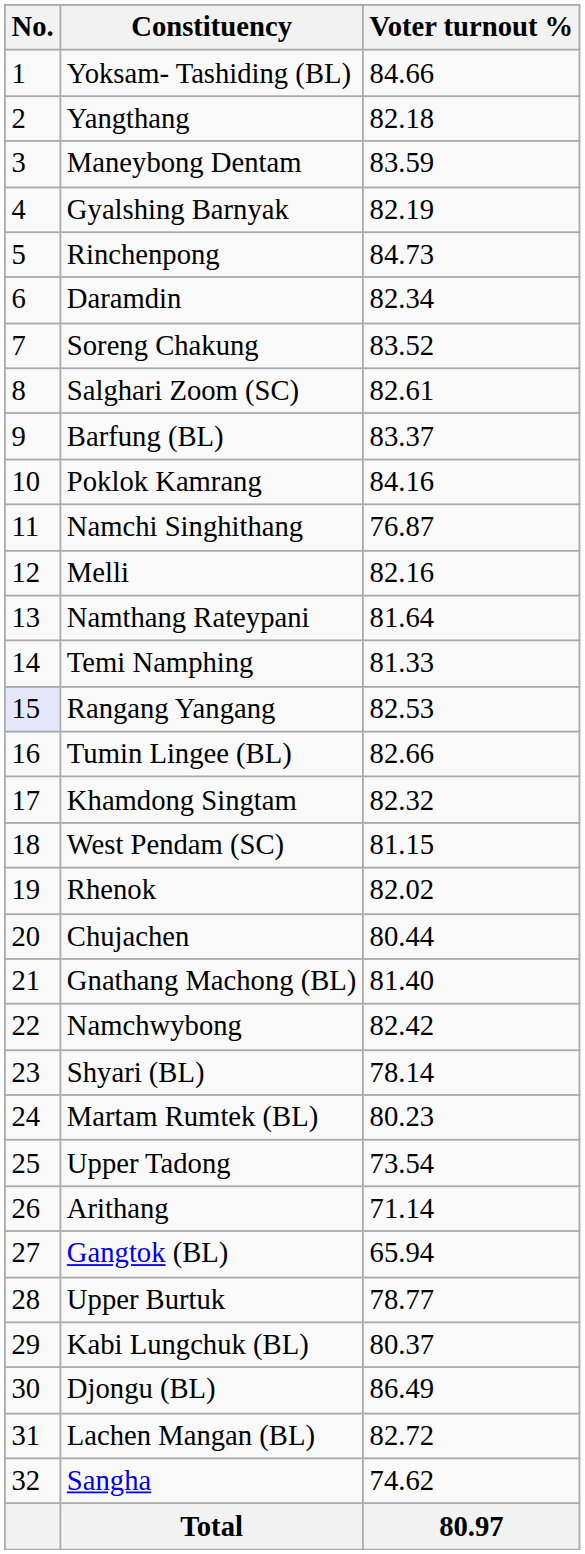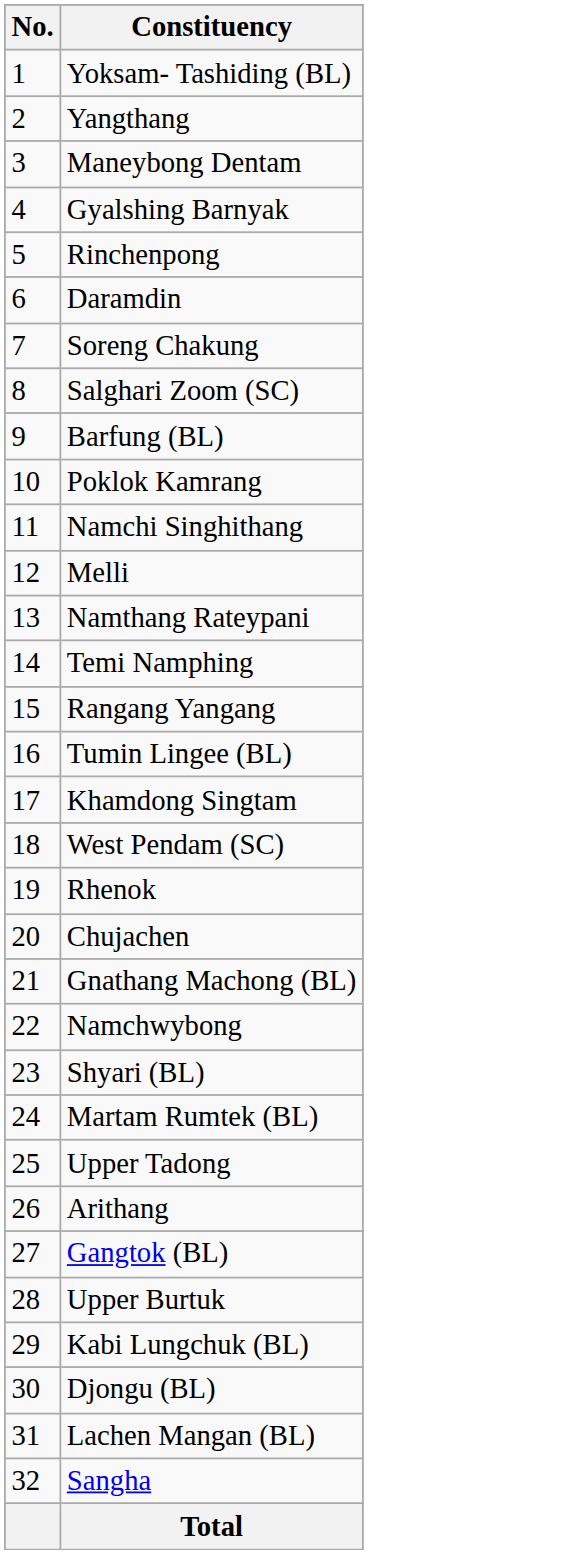- column: (471, 27)
(26, 708) lavender background -> (26, 708) no background
